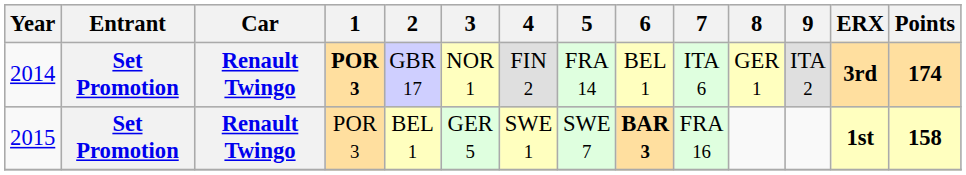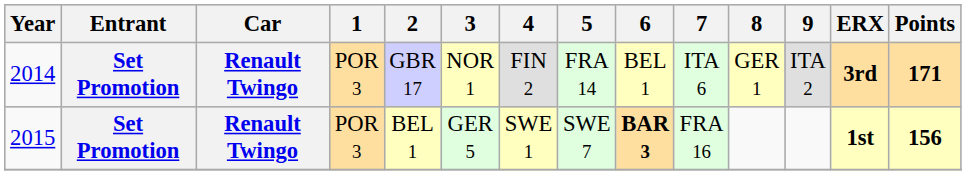(355, 74) bold -> (357, 74) normal
(925, 74) 174 -> (925, 74) 171
(925, 138) 158 -> (925, 138) 156
